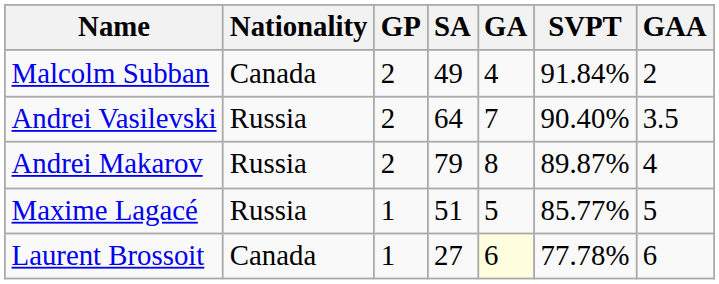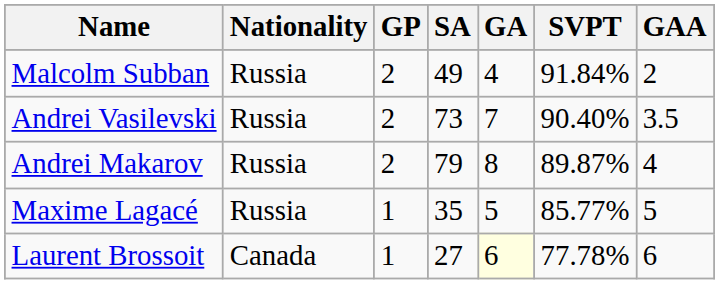(273, 73) Canada -> (268, 73) Russia
(448, 118) 64 -> (448, 118) 73
(448, 210) 51 -> (448, 210) 35
